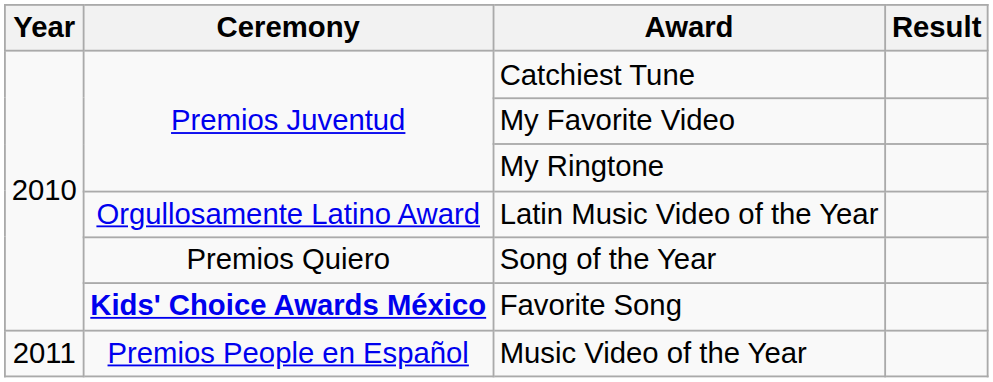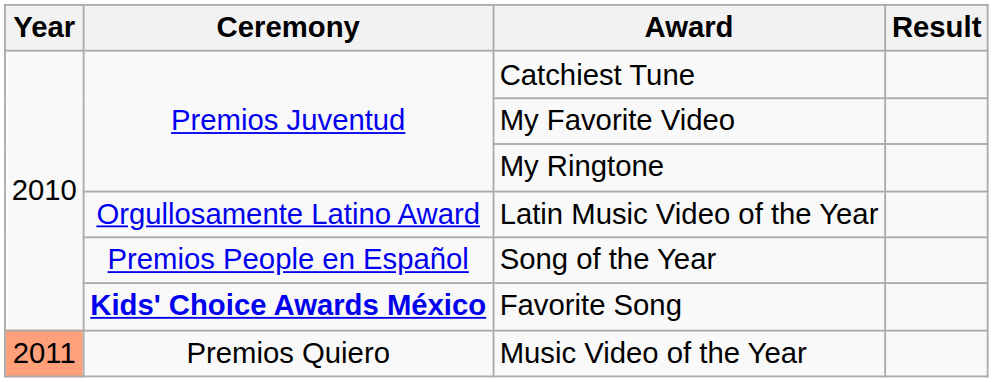(288, 259) Premios Quiero -> (288, 259) Premios People en Español
(44, 352) no background -> (44, 352) lightsalmon background
(288, 352) Premios People en Español -> (288, 352) Premios Quiero
